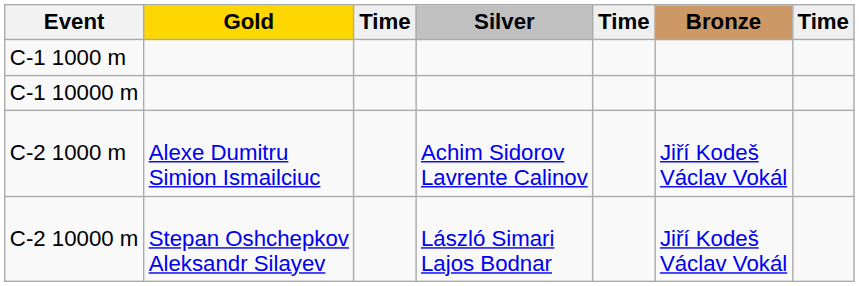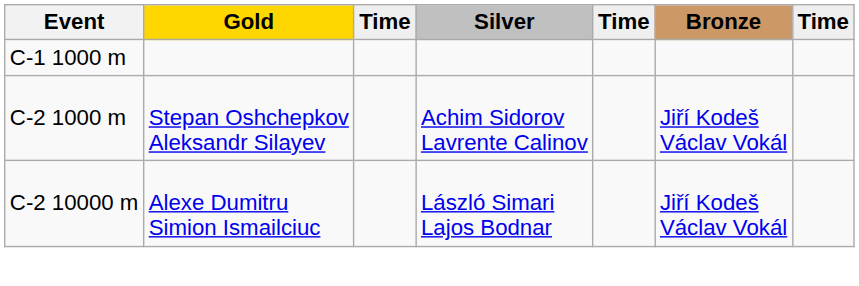- row: (74, 92)
(235, 165) Alexe Dumitru Simion Ismailciuc -> (249, 130) Stepan Oshchepkov Aleksandr Silayev
(249, 250) Stepan Oshchepkov Aleksandr Silayev -> (235, 215) Alexe Dumitru Simion Ismailciuc
